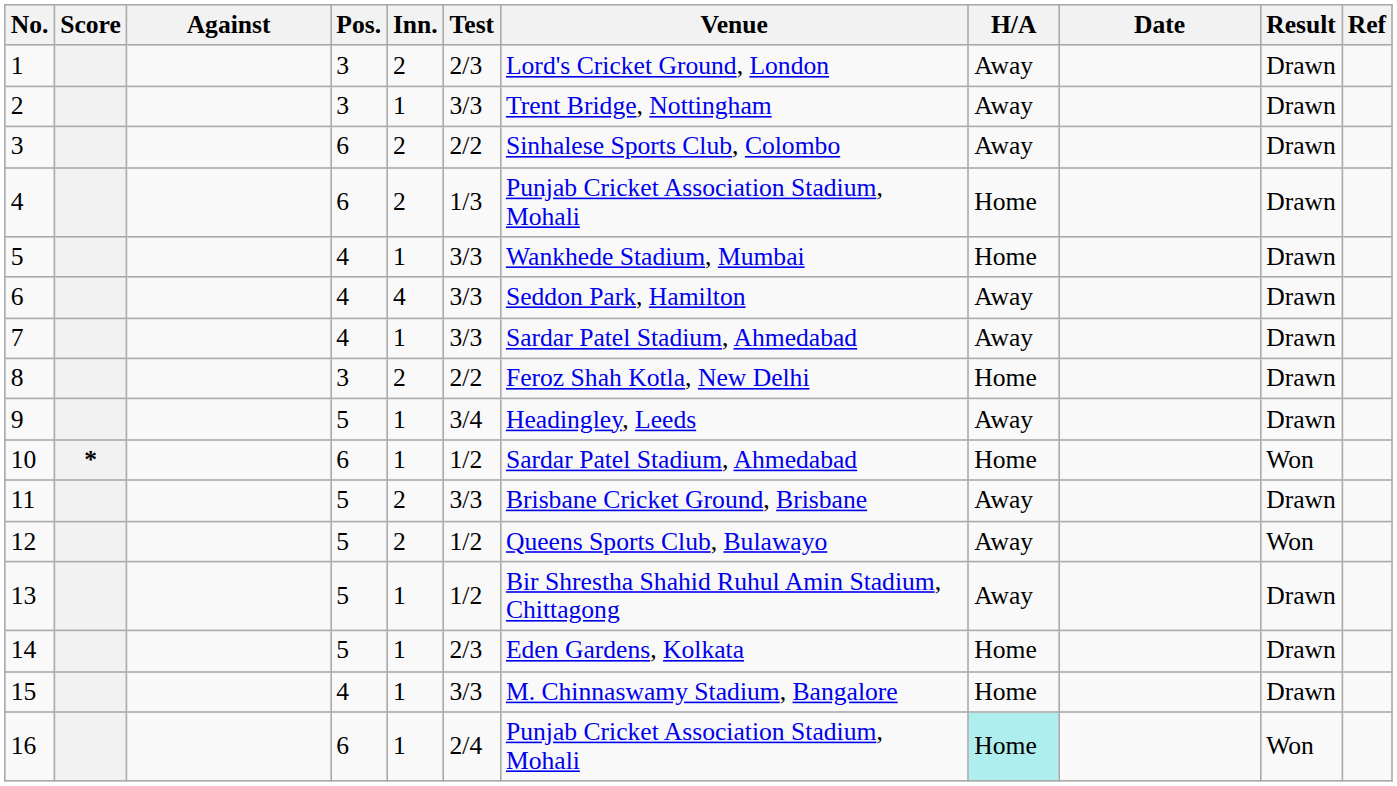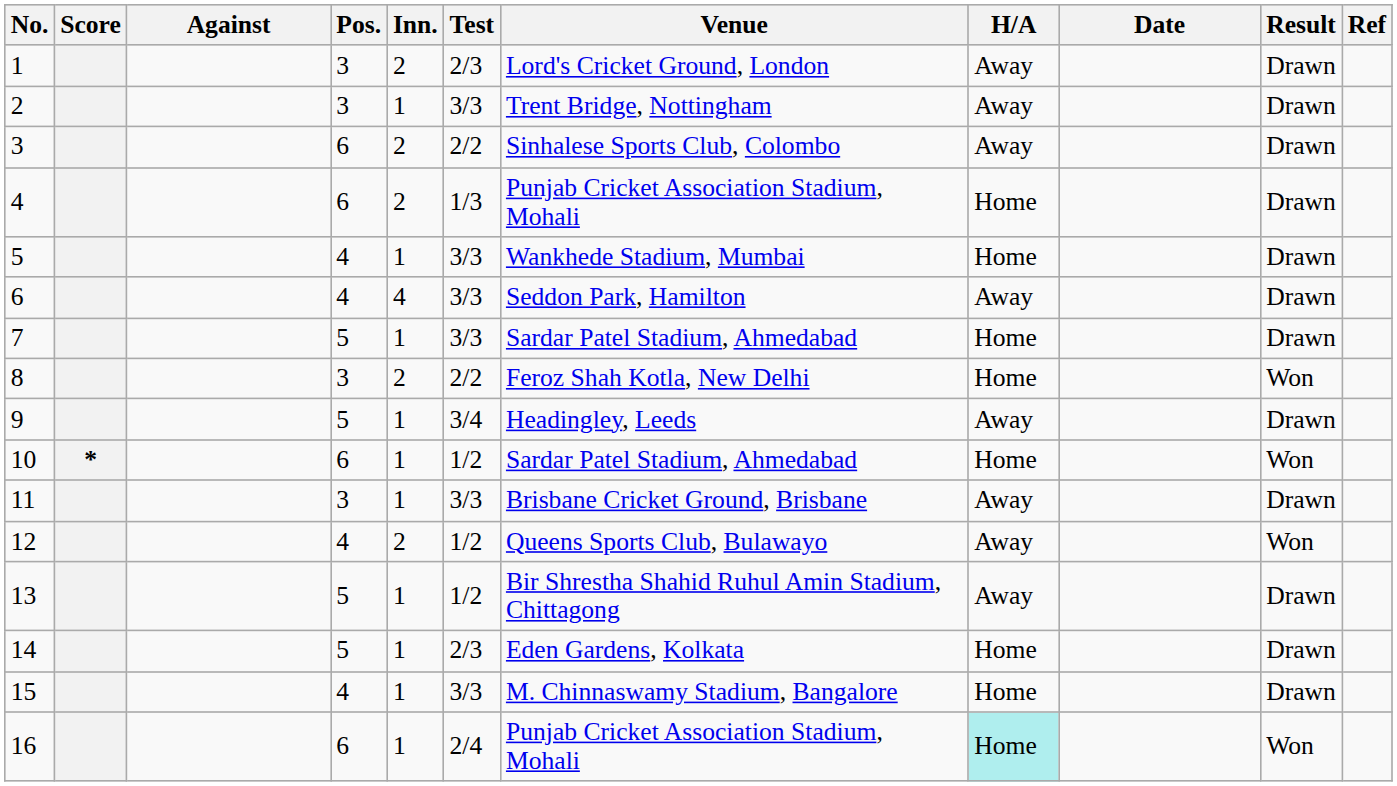(343, 337) 4 -> (343, 337) 5
(1004, 337) Away -> (1006, 337) Home
(1301, 378) Drawn -> (1290, 378) Won
(343, 500) 5 -> (343, 500) 3
(399, 500) 2 -> (399, 500) 1
(343, 540) 5 -> (343, 540) 4
